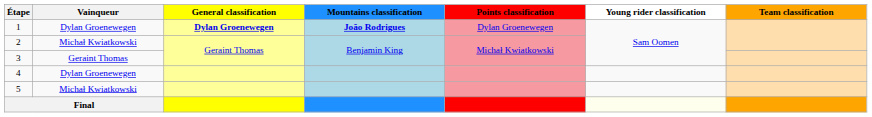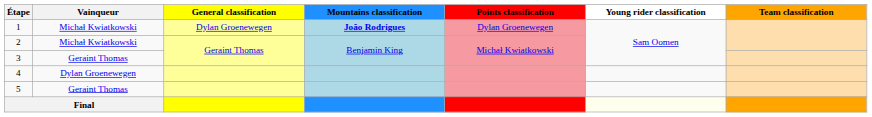(98, 27) Dylan Groenewegen -> (98, 27) Michał Kwiatkowski
(234, 27) bold -> (234, 27) normal
(98, 89) Michał Kwiatkowski -> (98, 89) Geraint Thomas
